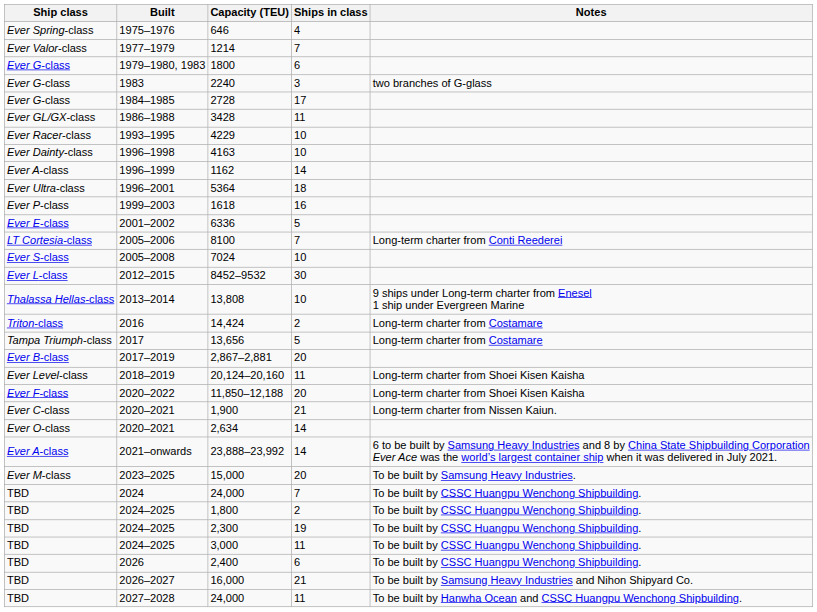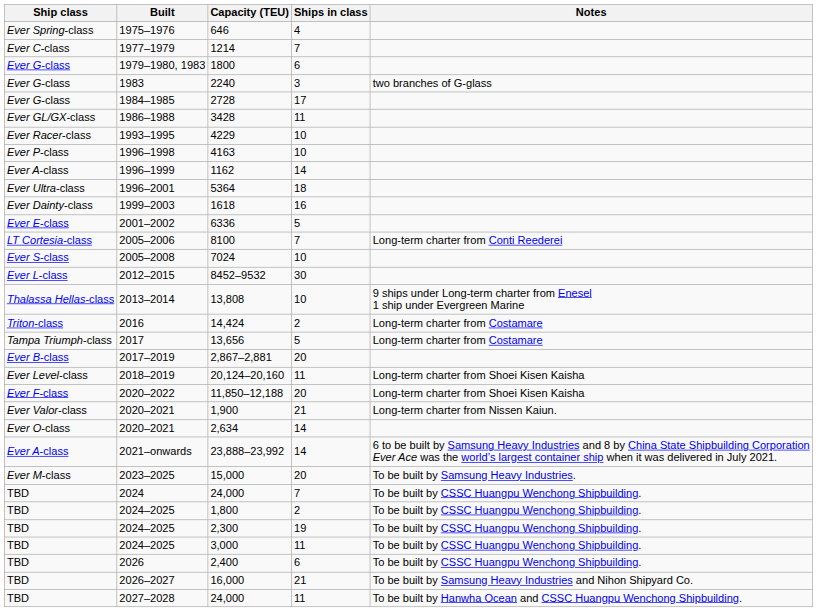(47, 48) Ever Valor-class -> (38, 48) Ever C-class
(50, 153) Ever Dainty-class -> (38, 153) Ever P-class
(38, 205) Ever P-class -> (50, 205) Ever Dainty-class
(38, 410) Ever C-class -> (47, 410) Ever Valor-class
